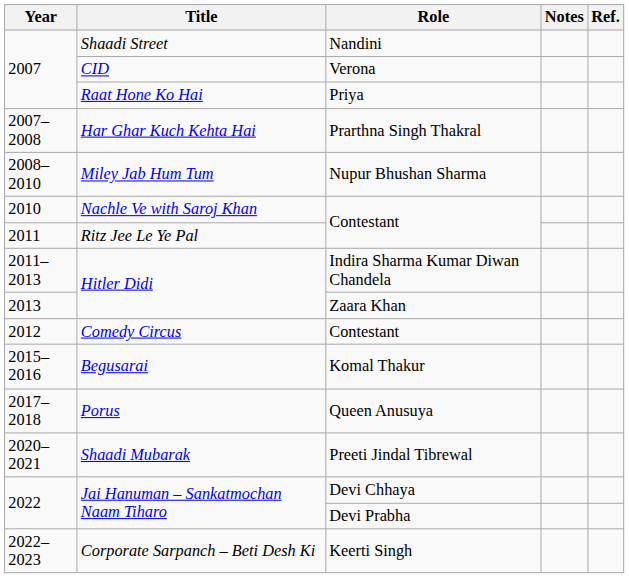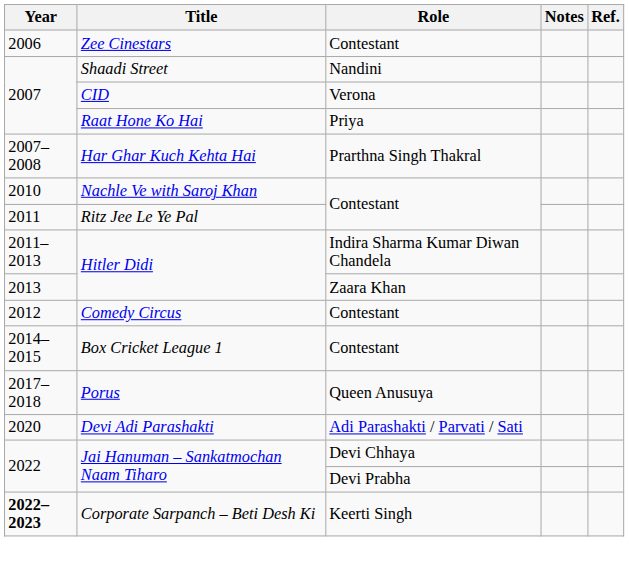+ row: (126, 43)
- row: (147, 174)
+ row: (152, 348)
- row: (114, 366)
+ row: (147, 427)
- row: (135, 454)
(29, 550) normal -> (29, 514) bold
